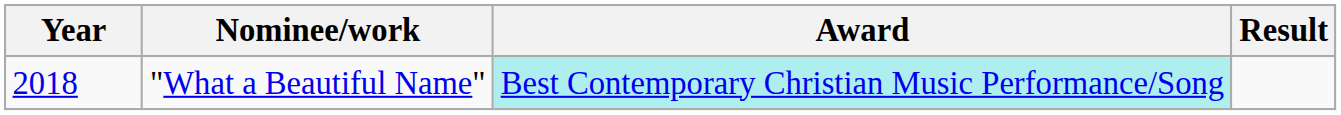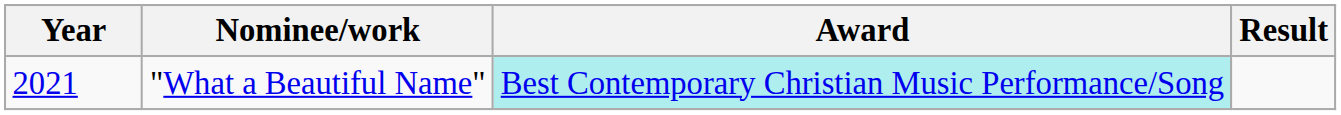(45, 82) 2018 -> (45, 82) 2021
